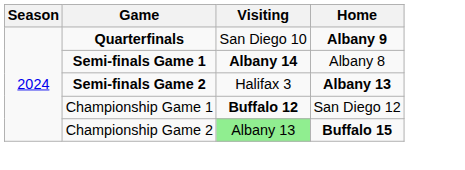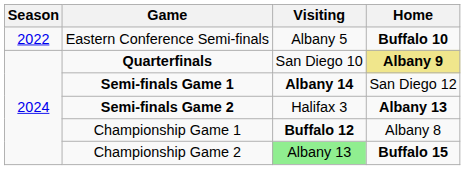+ row: (167, 38)
(357, 38) no background -> (413, 61) khaki background
(357, 61) Albany 8 -> (413, 84) San Diego 12
(357, 107) San Diego 12 -> (413, 130) Albany 8
